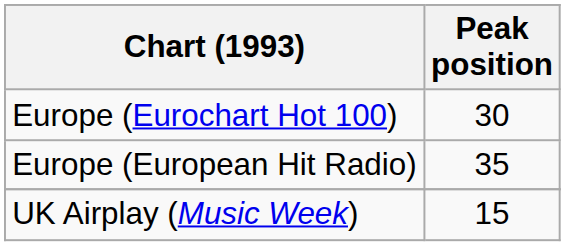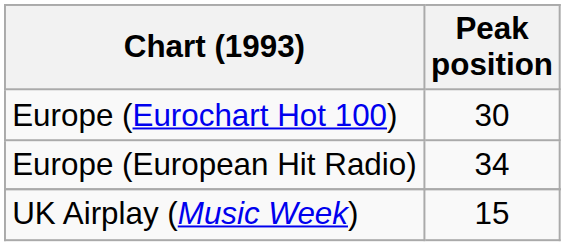(492, 164) 35 -> (492, 164) 34
